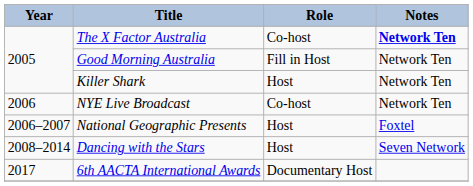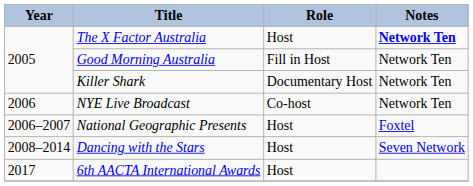(289, 37) Co-host -> (280, 37) Host
(280, 81) Host -> (320, 81) Documentary Host
(320, 170) Documentary Host -> (280, 170) Host
